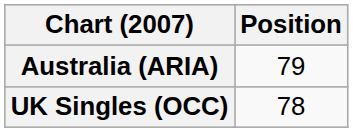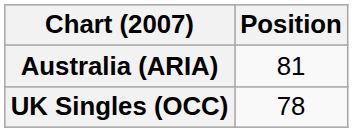(291, 65) 79 -> (291, 65) 81
